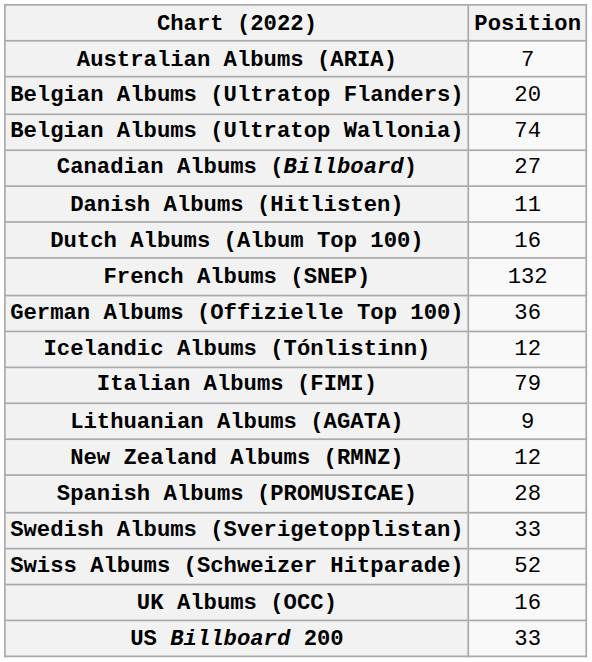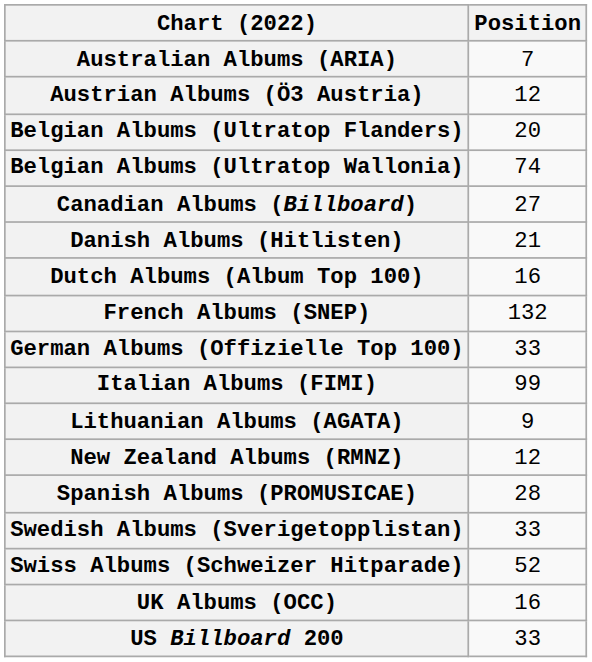+ row: (237, 95)
(528, 204) 11 -> (528, 240) 21
(528, 313) 36 -> (528, 349) 33
- row: (237, 349)
(528, 385) 79 -> (528, 385) 99
